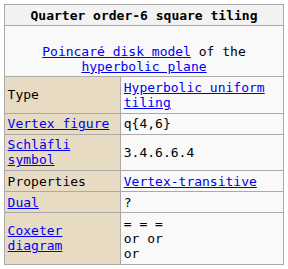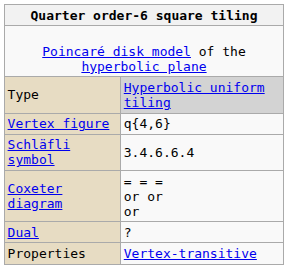(194, 95) no background -> (194, 95) lightgrey background
rows swapped: (35, 238) <-> (47, 181)
